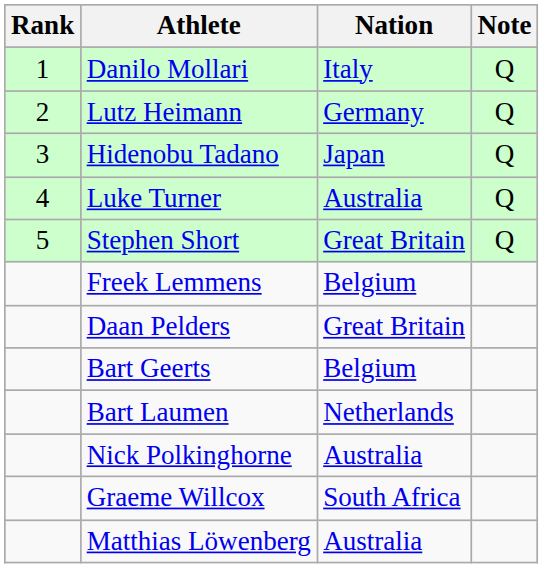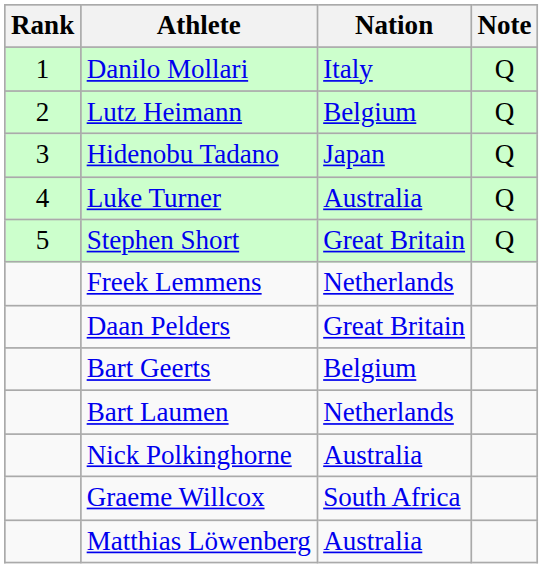(373, 111) Germany -> (370, 111) Belgium
(370, 283) Belgium -> (389, 283) Netherlands
